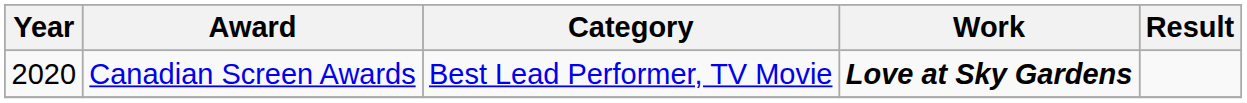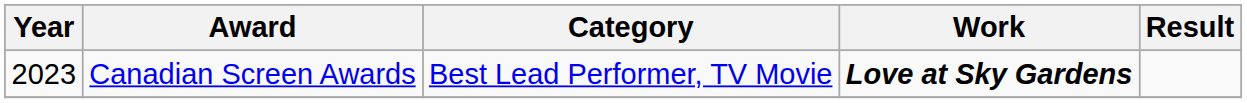(44, 73) 2020 -> (44, 73) 2023
